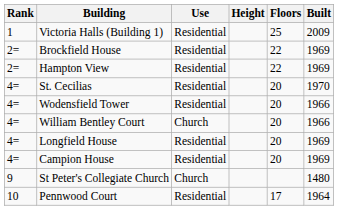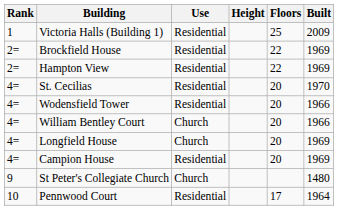(200, 141) Residential -> (191, 141) Church
